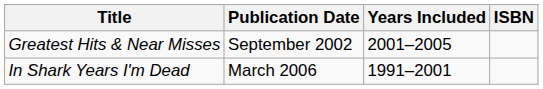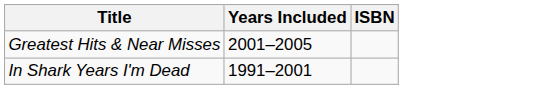- column: (294, 17)
